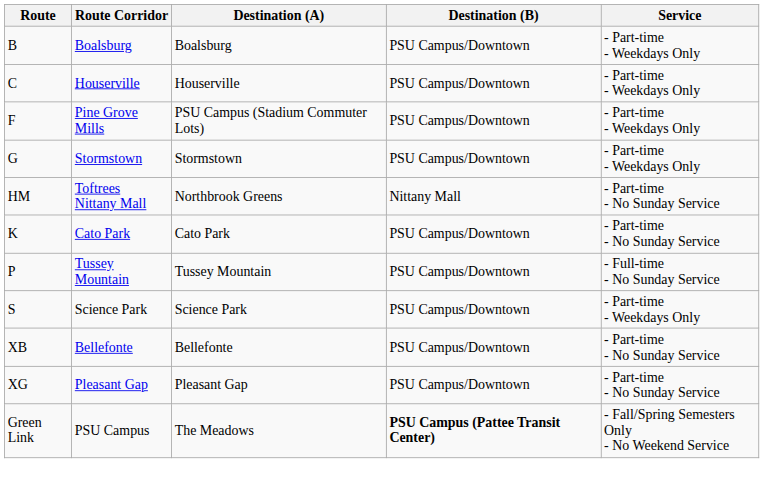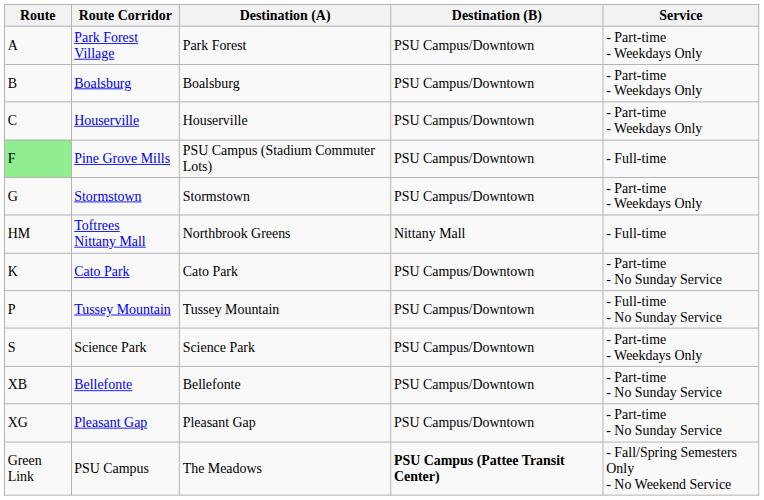+ row: (106, 45)
(12, 120) no background -> (12, 158) lightgreen background
(652, 120) - Part-time - Weekdays Only -> (636, 158) - Full-time
(662, 196) - Part-time - No Sunday Service -> (636, 234) - Full-time
